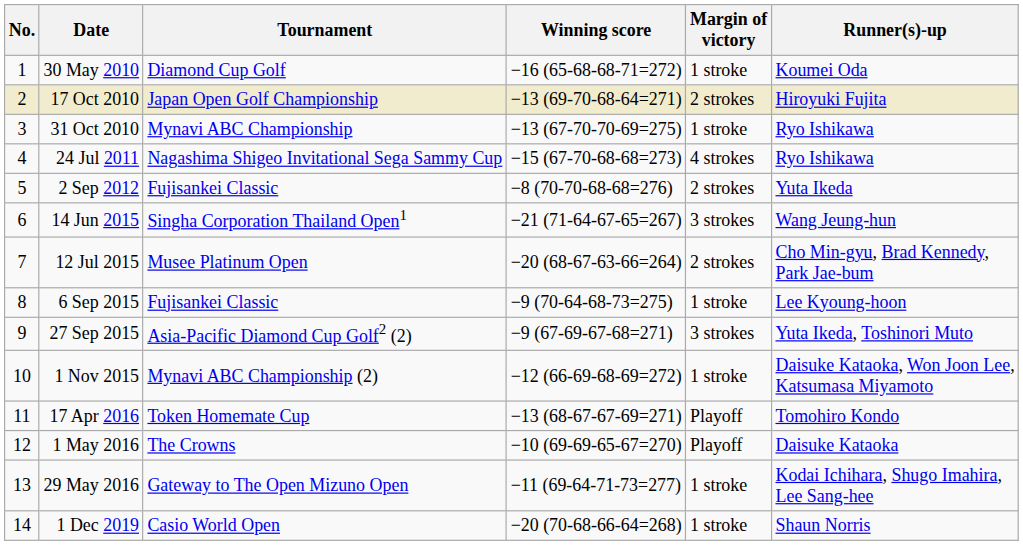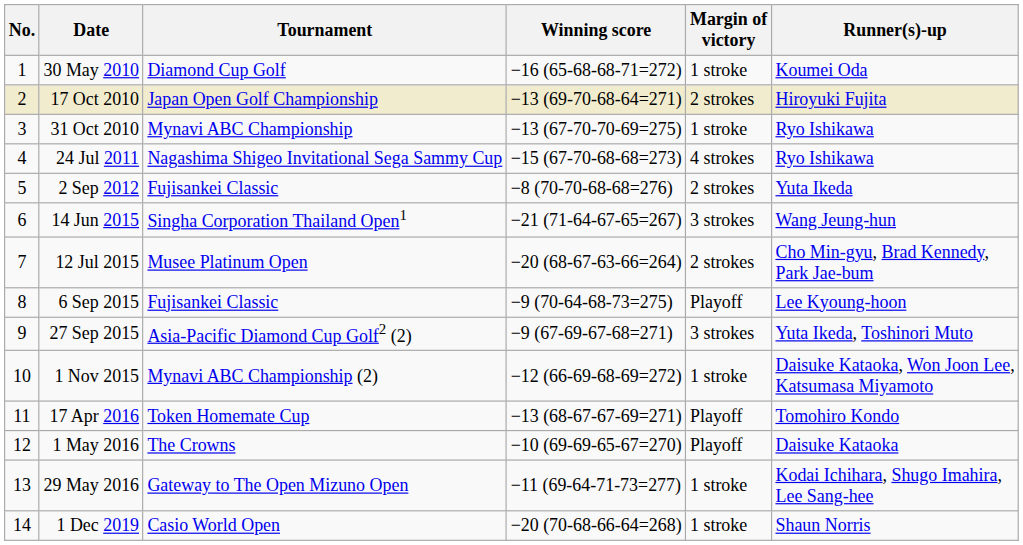(719, 302) 1 stroke -> (716, 302) Playoff
